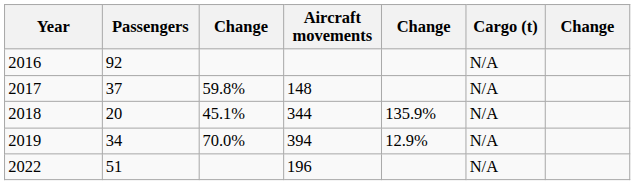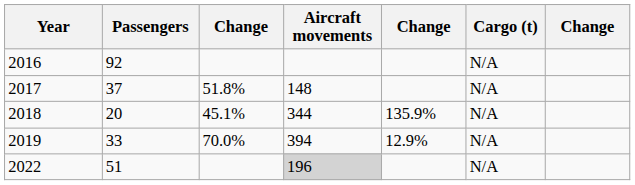(224, 88) 59.8% -> (224, 88) 51.8%
(114, 140) 34 -> (114, 140) 33
(299, 166) no background -> (299, 166) lightgrey background
